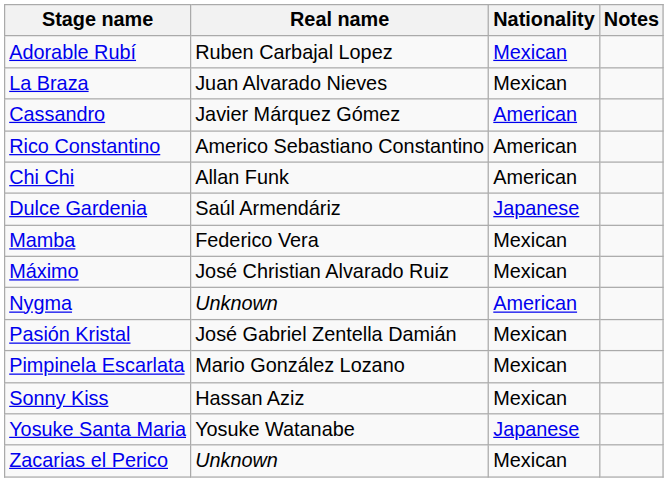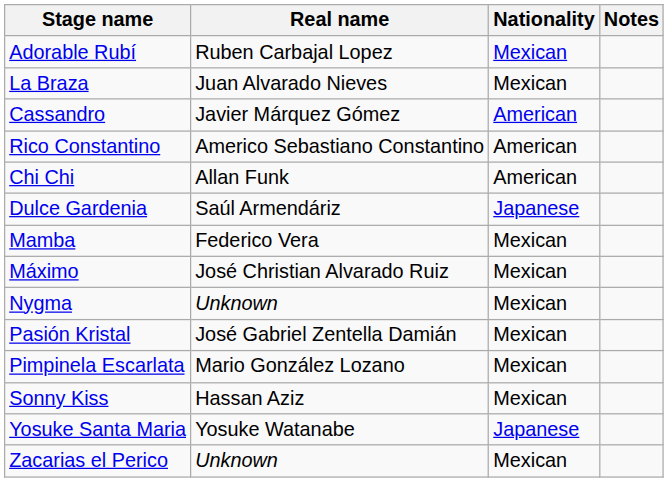(535, 303) American -> (530, 303) Mexican
